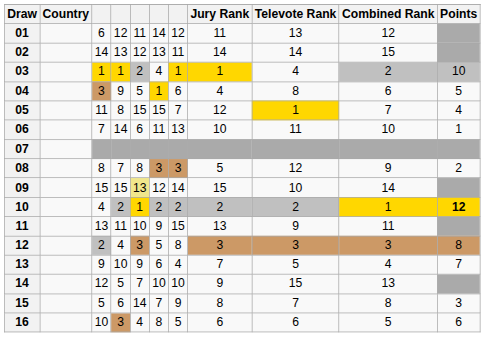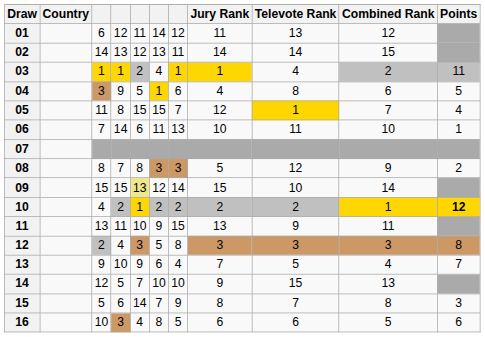(459, 71) 10 -> (459, 71) 11
